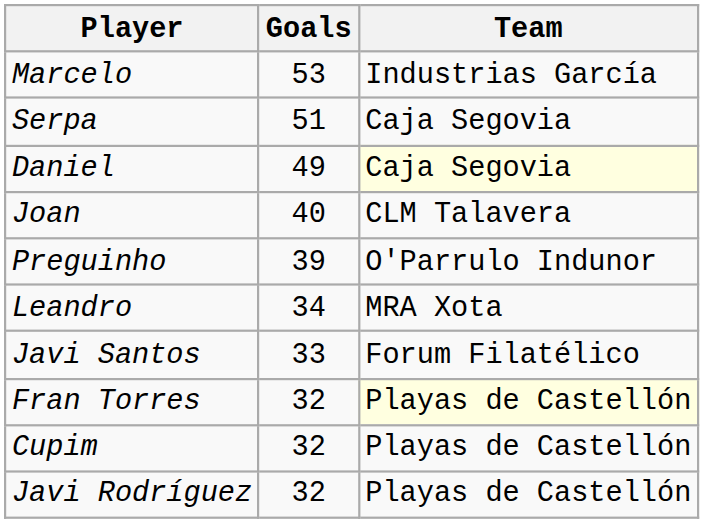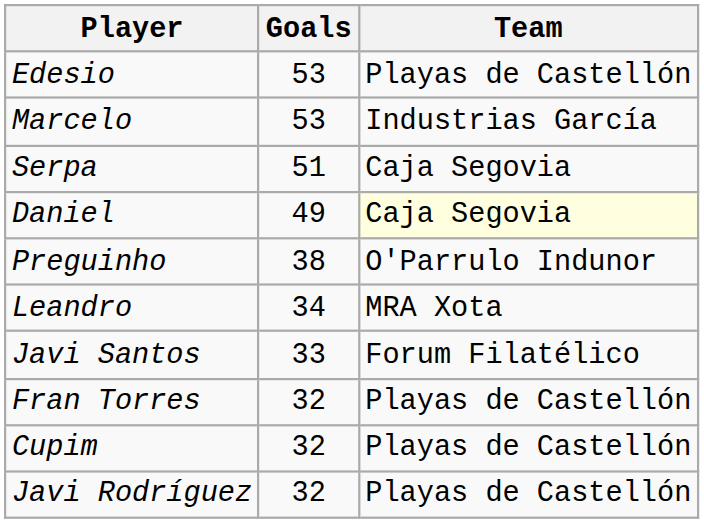+ row: (63, 75)
- row: (46, 215)
(309, 261) 39 -> (309, 261) 38
(528, 401) lightyellow background -> (528, 401) no background
